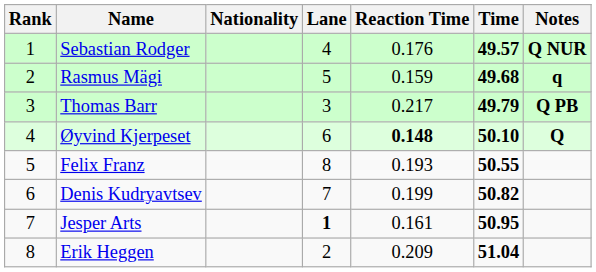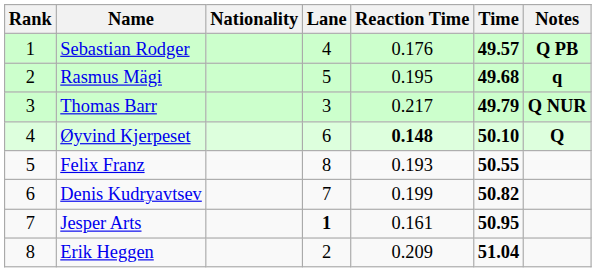(557, 48) Q NUR -> (557, 48) Q PB
(412, 77) 0.159 -> (412, 77) 0.195
(557, 106) Q PB -> (557, 106) Q NUR
